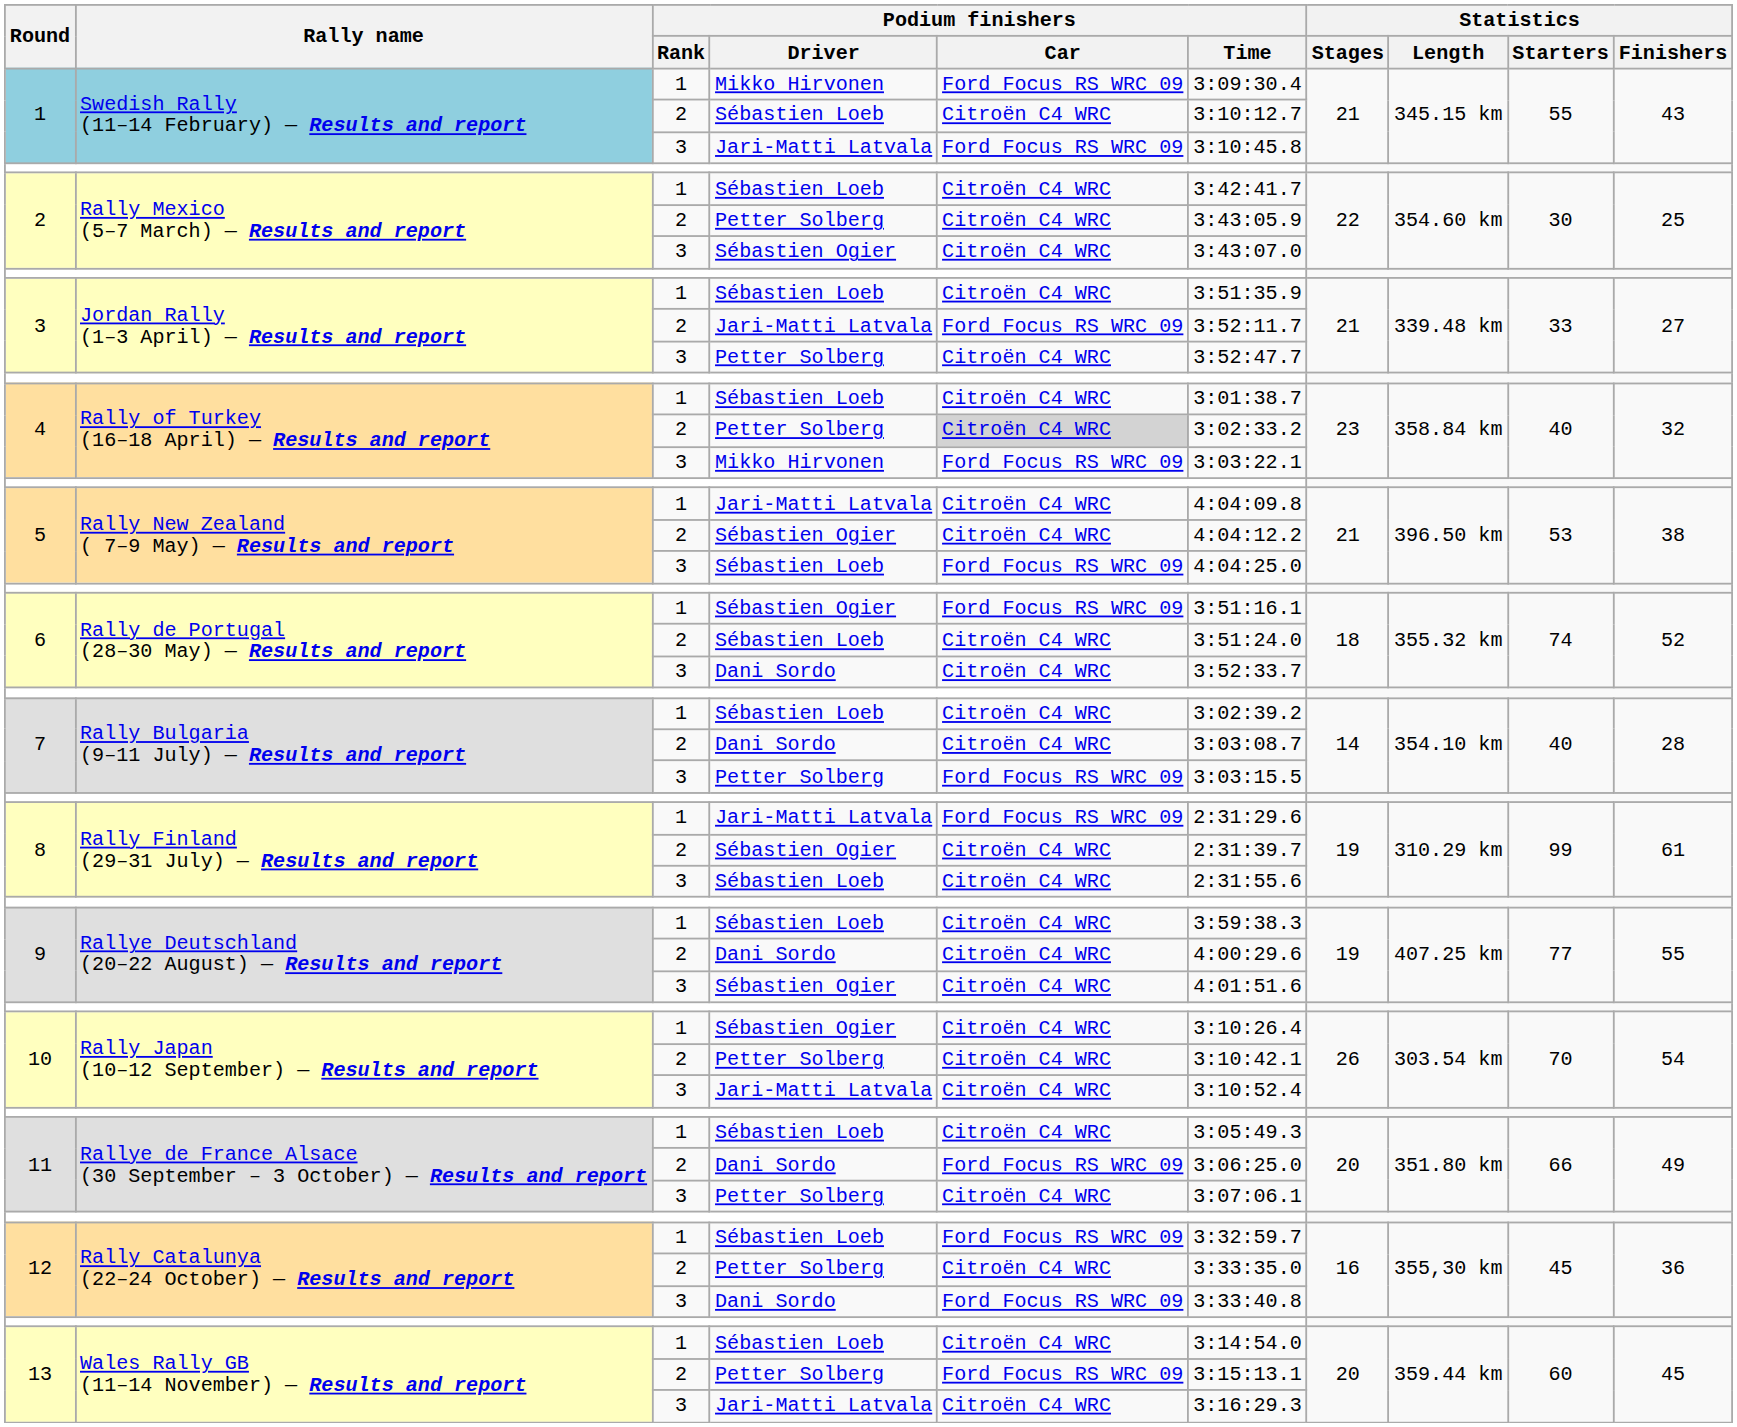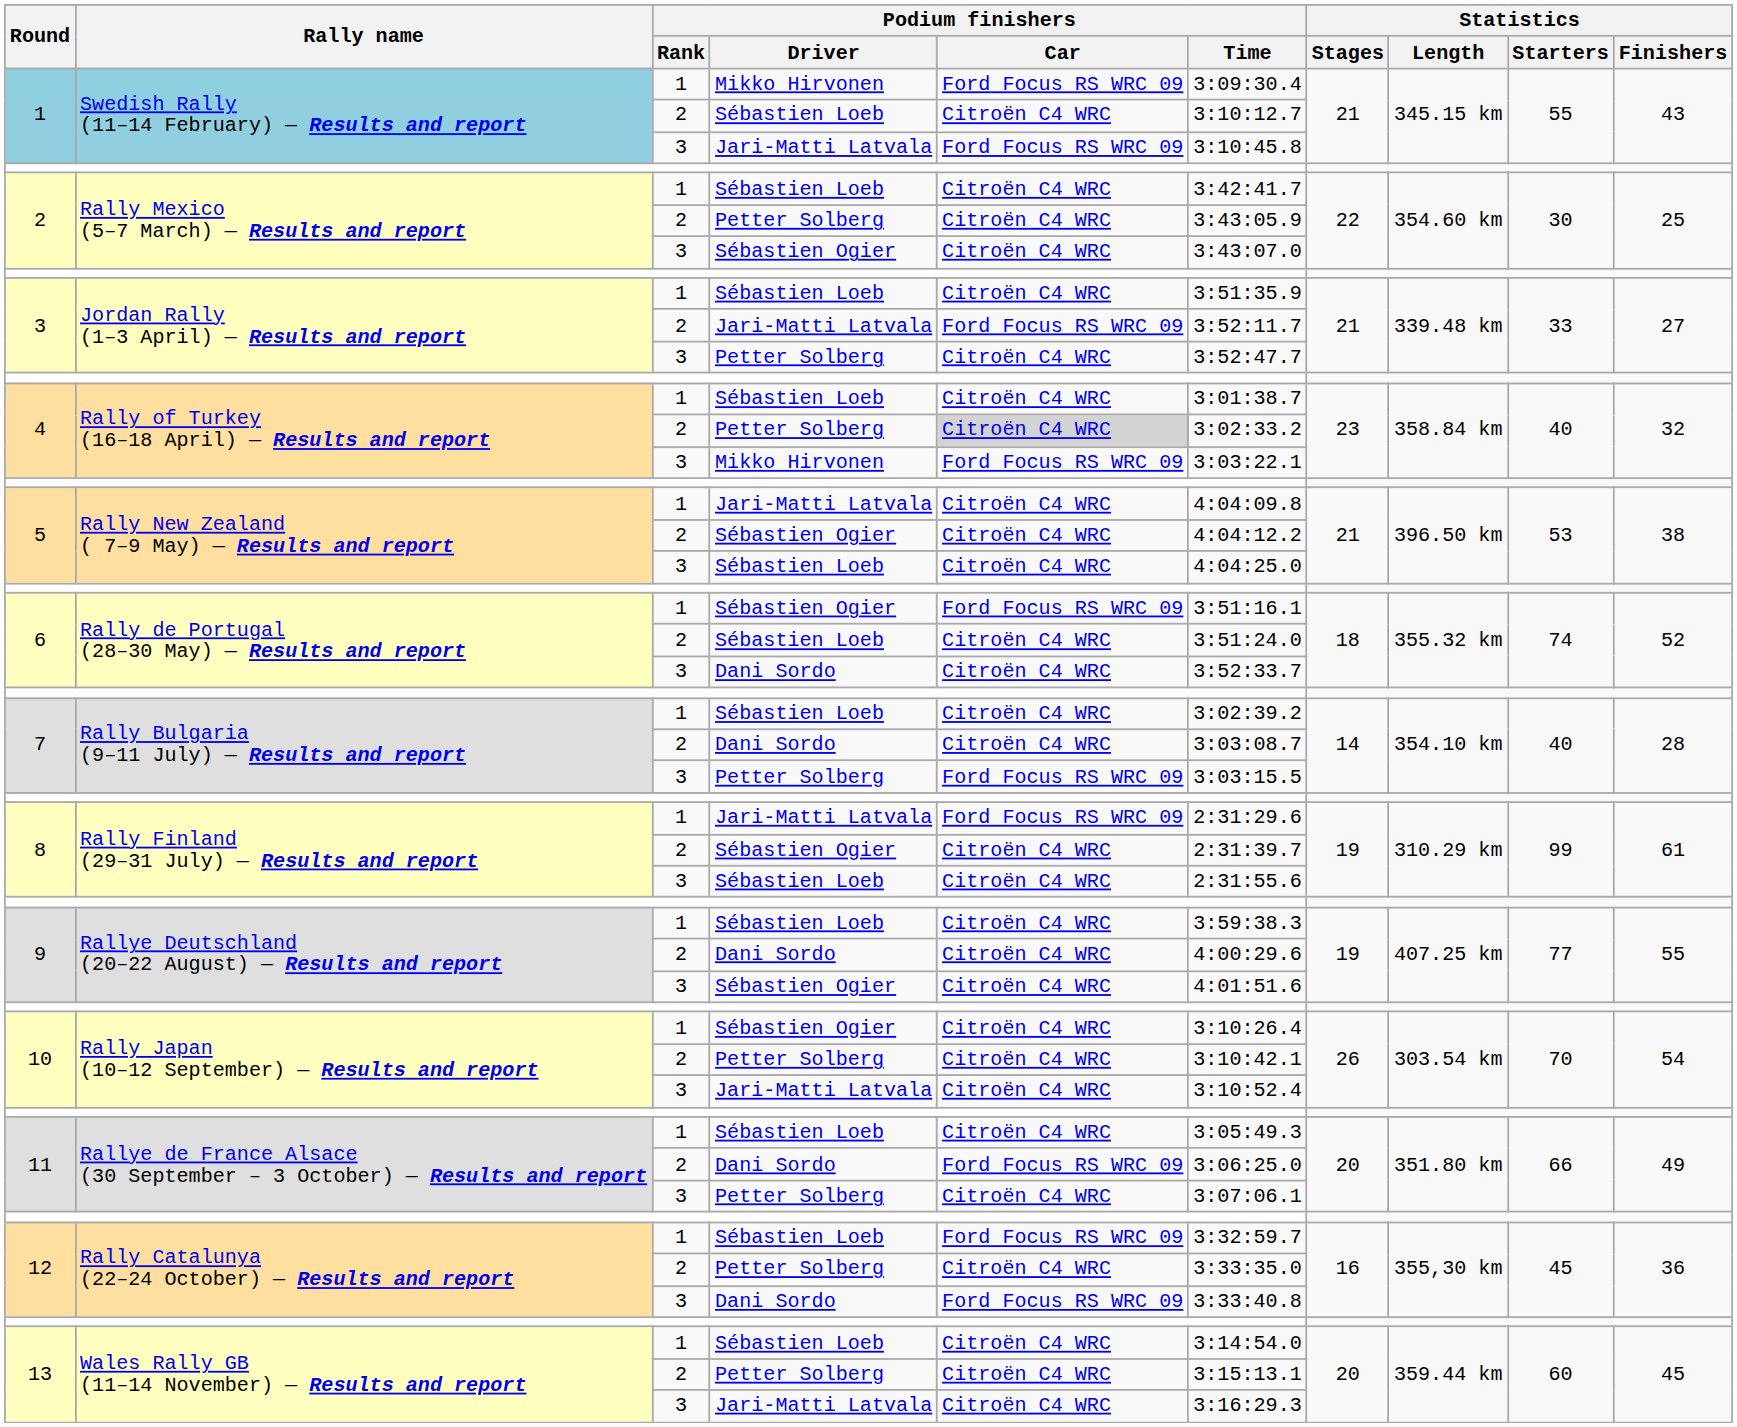(1063, 567) Ford Focus RS WRC 09 -> (1027, 567) Citroën C4 WRC
(1063, 1374) Ford Focus RS WRC 09 -> (1027, 1374) Citroën C4 WRC
